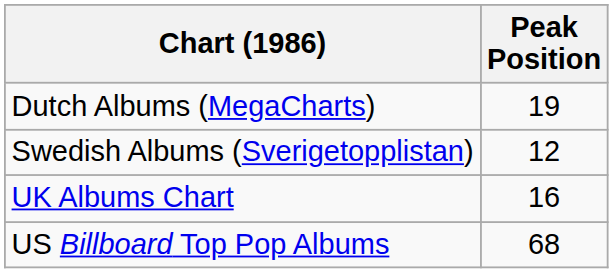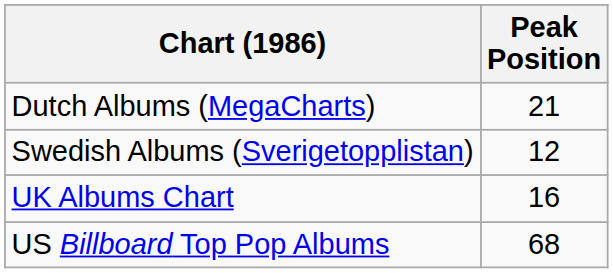(544, 105) 19 -> (544, 105) 21
